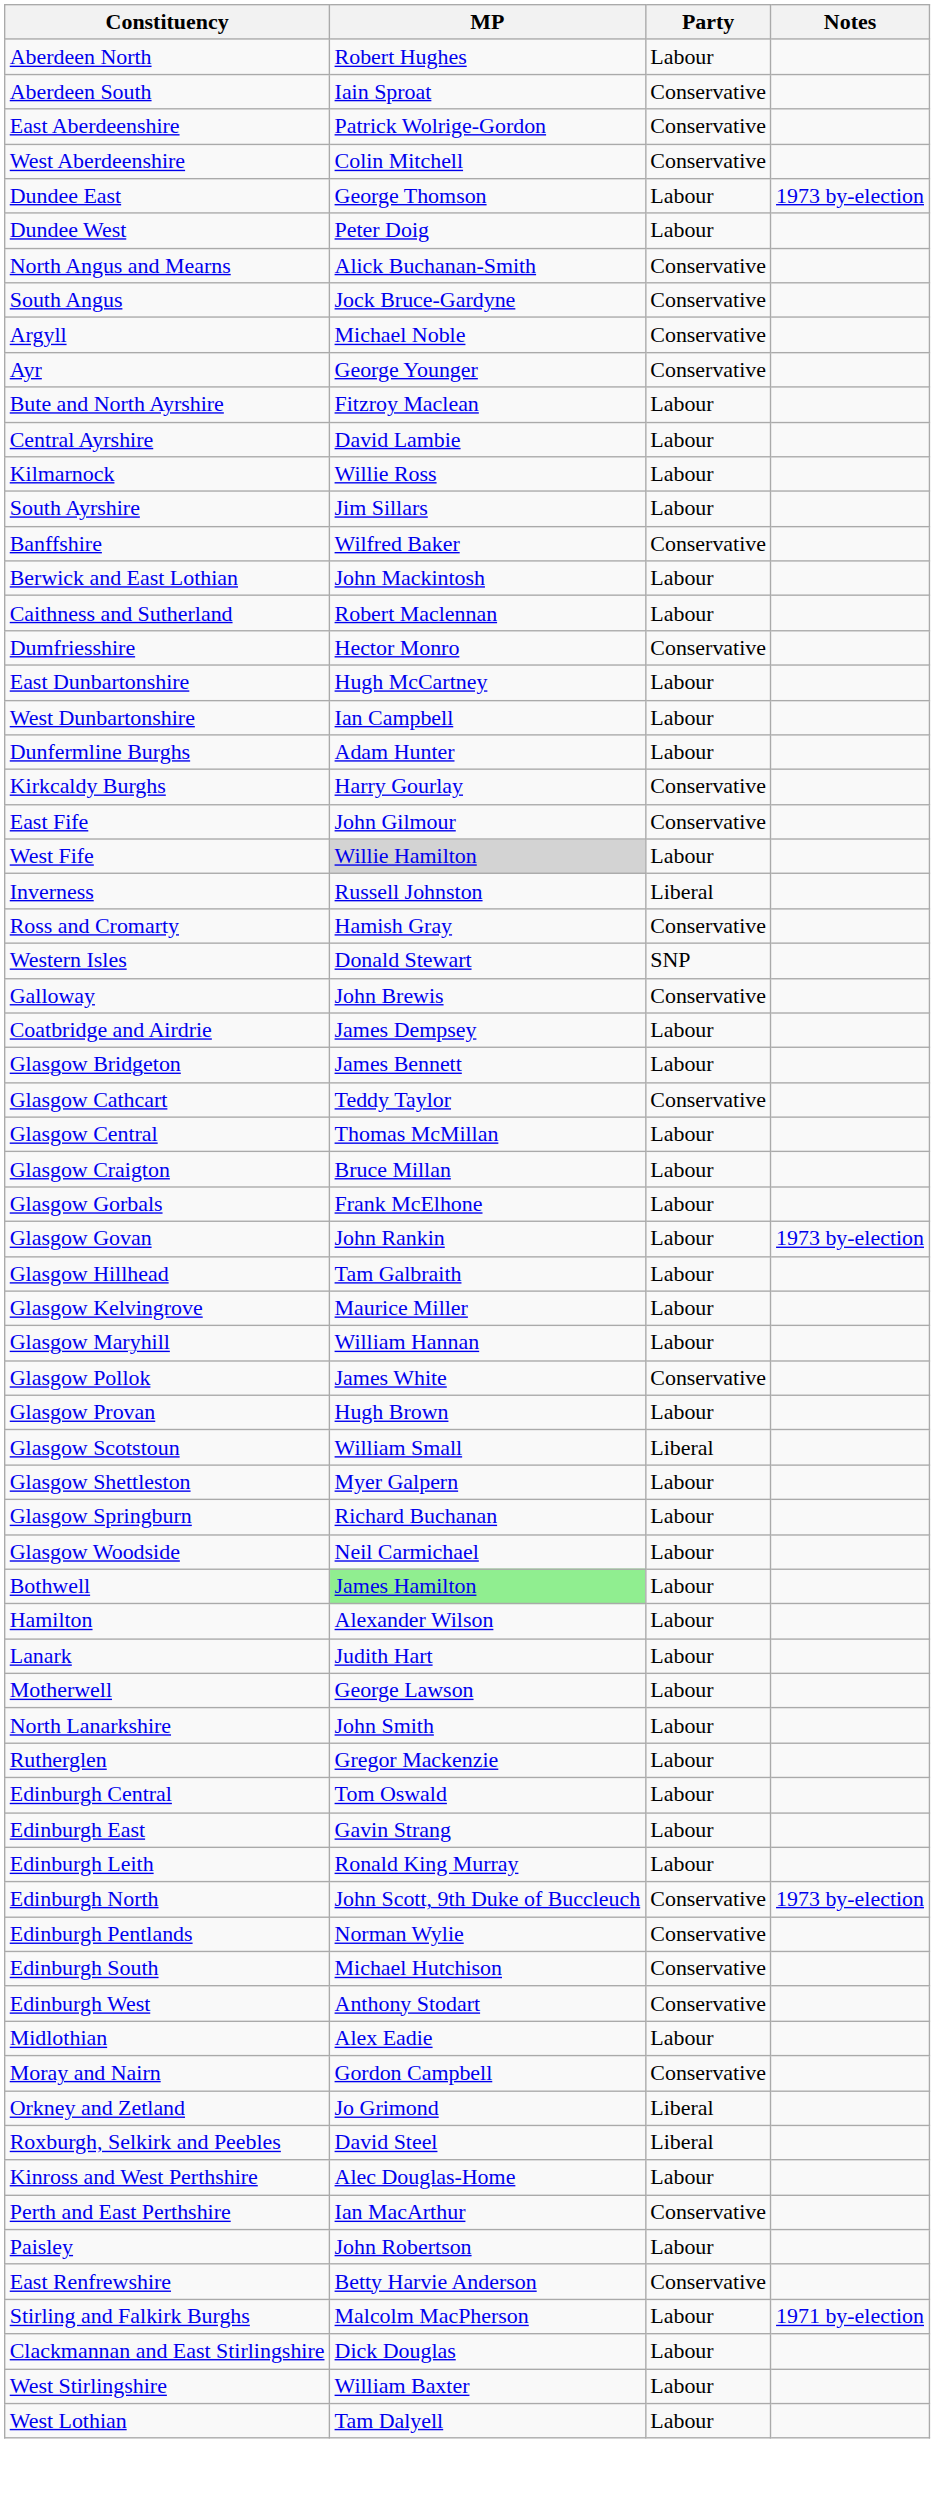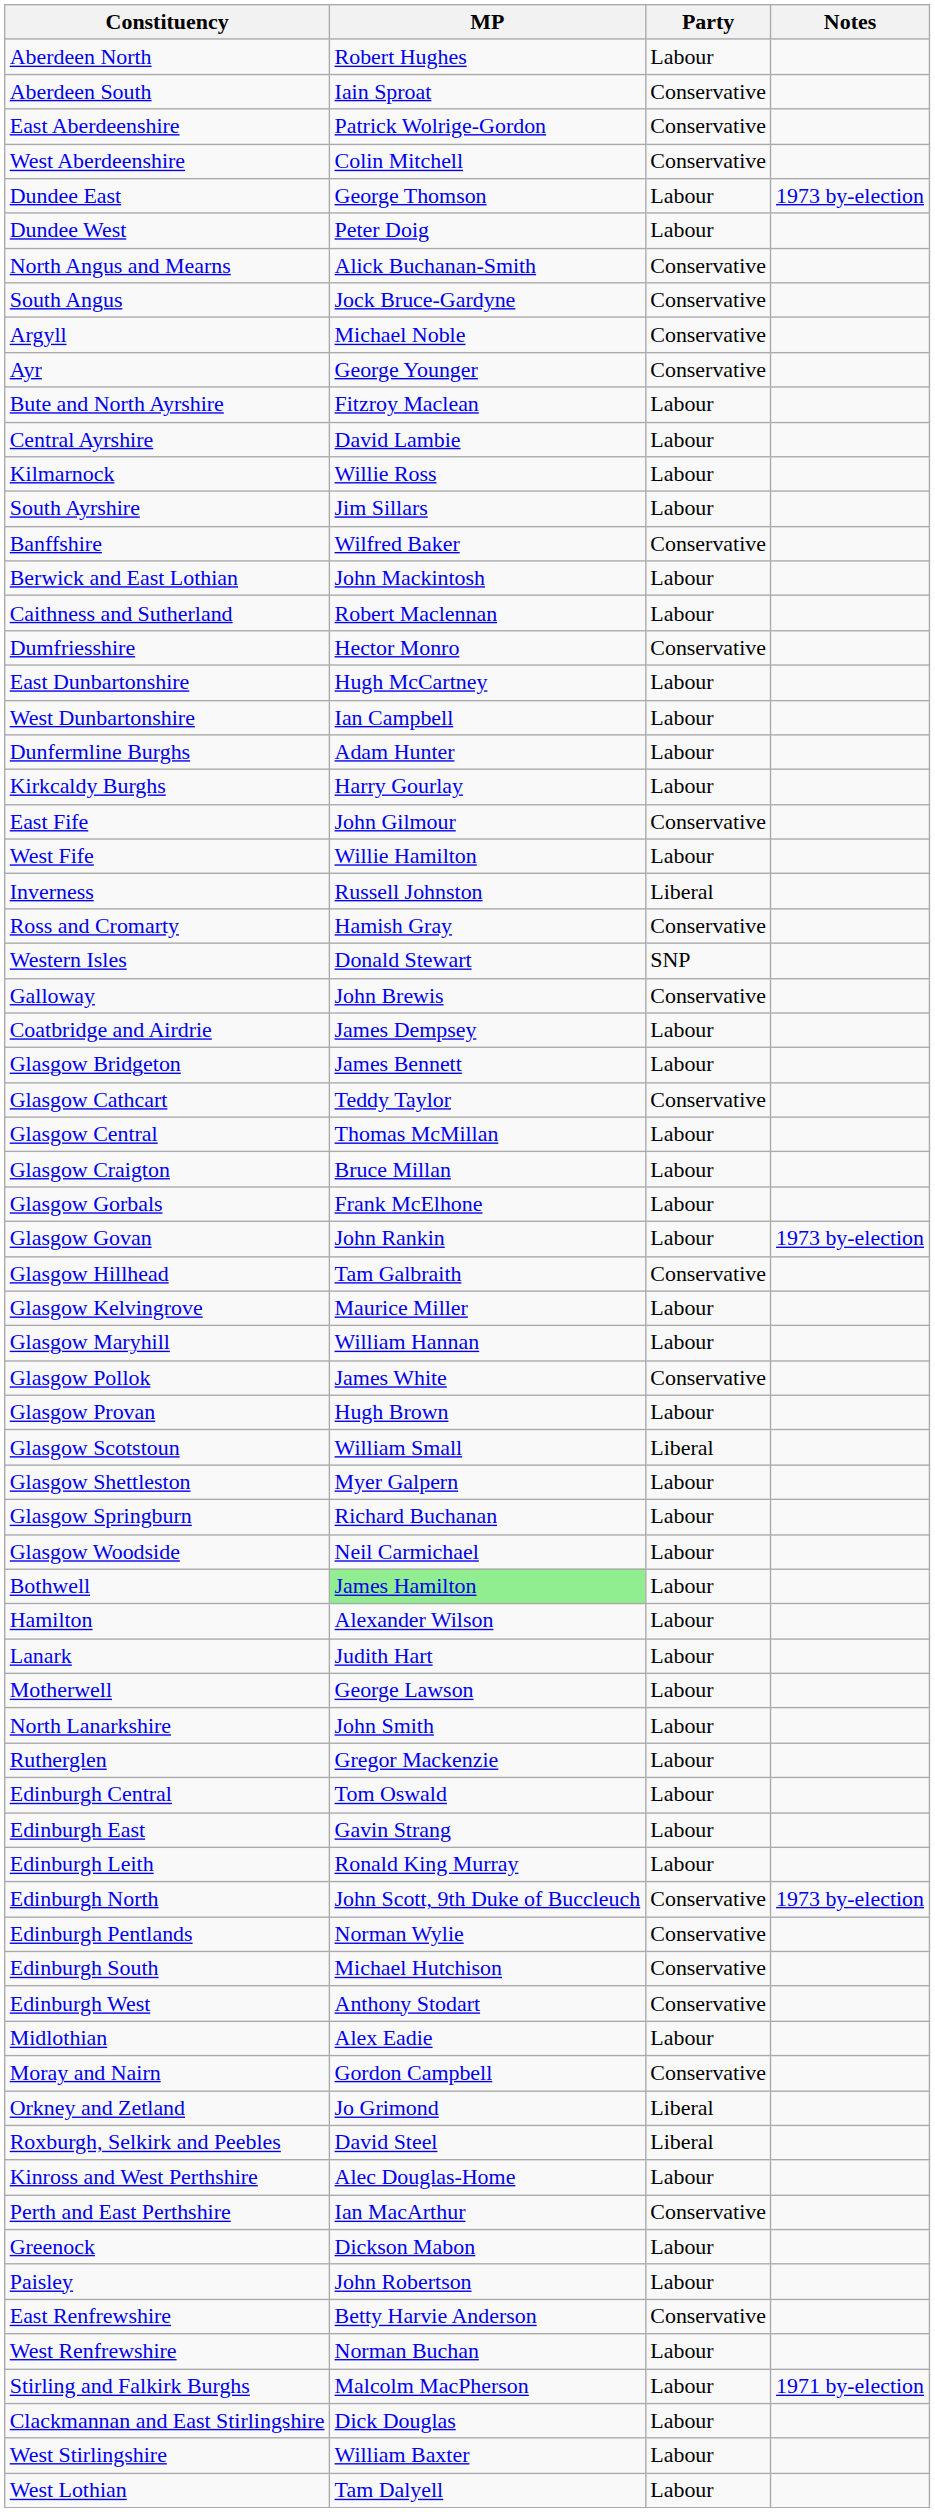(708, 786) Conservative -> (682, 786) Labour
(406, 856) lightgrey background -> (406, 856) no background
(682, 1273) Labour -> (708, 1273) Conservative
+ row: (52, 2246)
+ row: (93, 2351)
